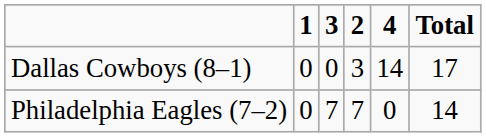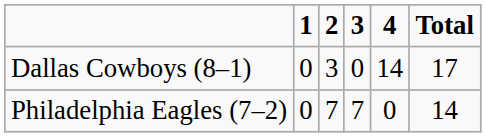columns swapped: (357, 25) <-> (332, 25)
